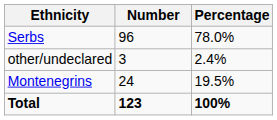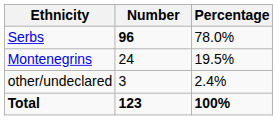(126, 37) normal -> (126, 37) bold
rows swapped: (50, 81) <-> (60, 59)
